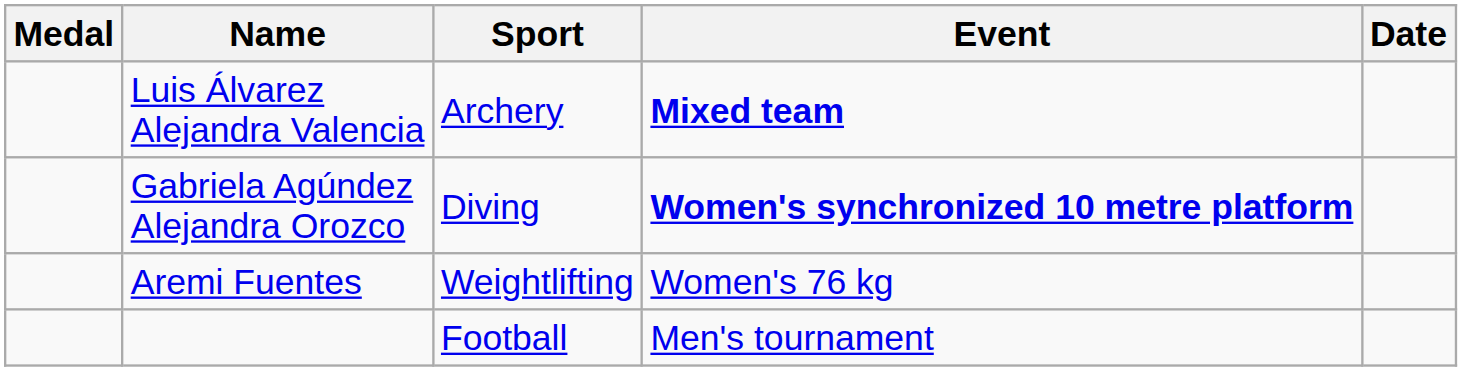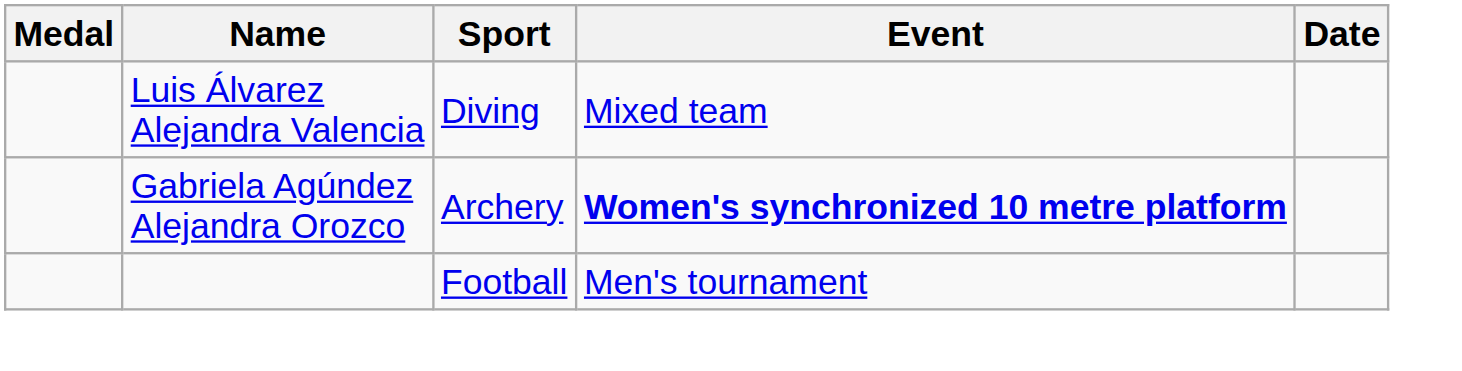(502, 110) Archery -> (490, 110) Diving
(747, 110) bold -> (676, 110) normal
(490, 206) Diving -> (502, 206) Archery
- row: (246, 282)
